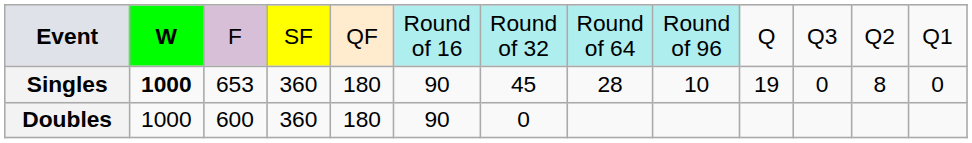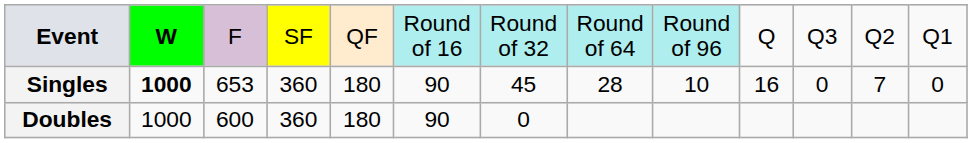(767, 84) 19 -> (767, 84) 16
(880, 84) 8 -> (880, 84) 7
